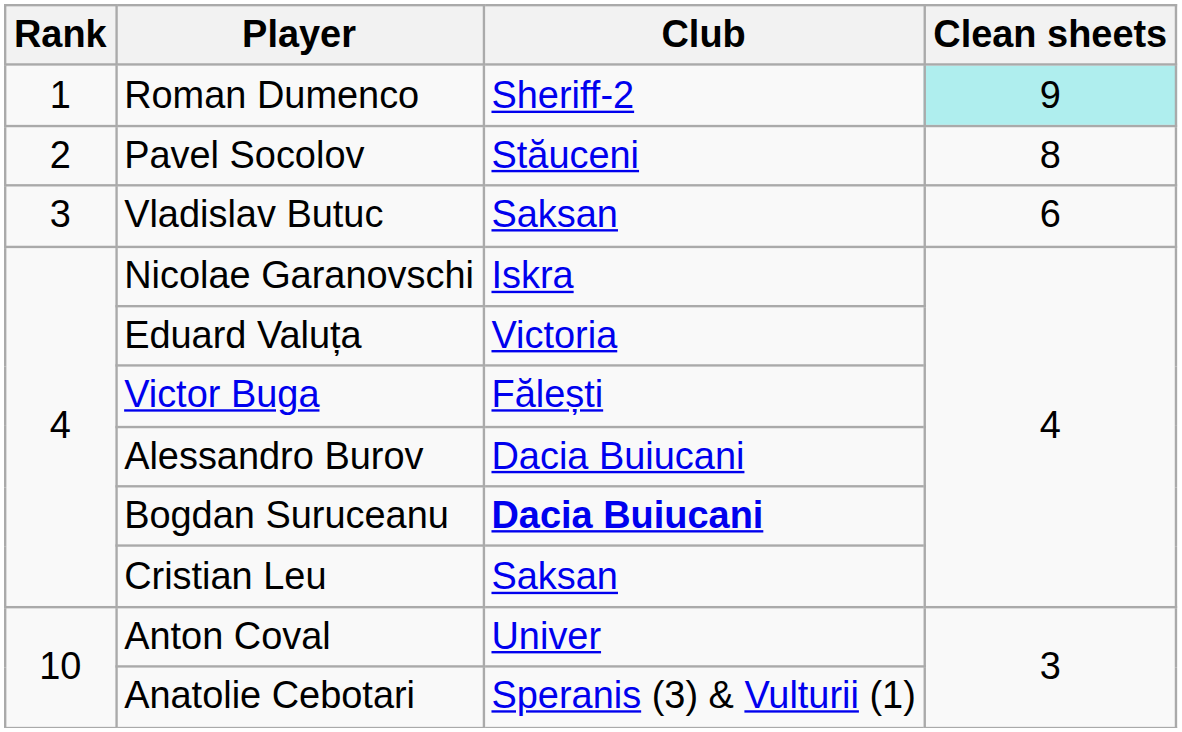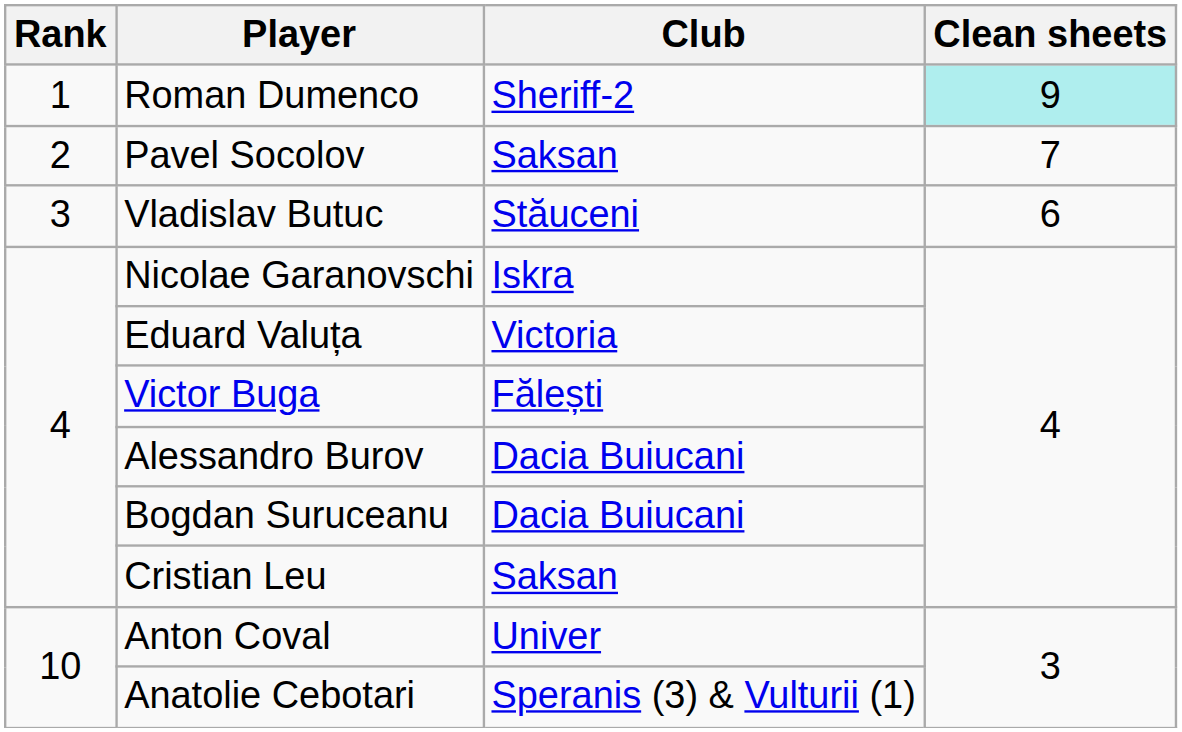(565, 154) Stăuceni -> (555, 154) Saksan
(1050, 154) 8 -> (1050, 154) 7
(555, 214) Saksan -> (565, 214) Stăuceni
(627, 515) bold -> (618, 515) normal
